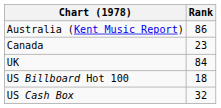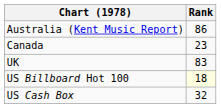(201, 62) 84 -> (201, 62) 83
(201, 79) no background -> (201, 79) lightyellow background
